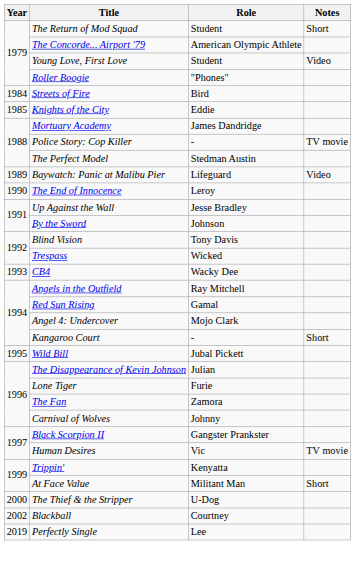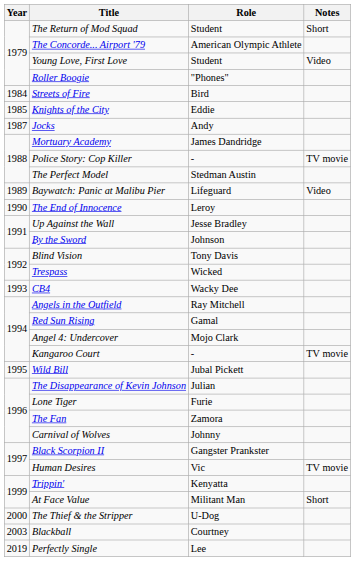+ row: (43, 126)
(317, 337) Short -> (327, 353) TV movie
(17, 516) 2002 -> (17, 532) 2003
